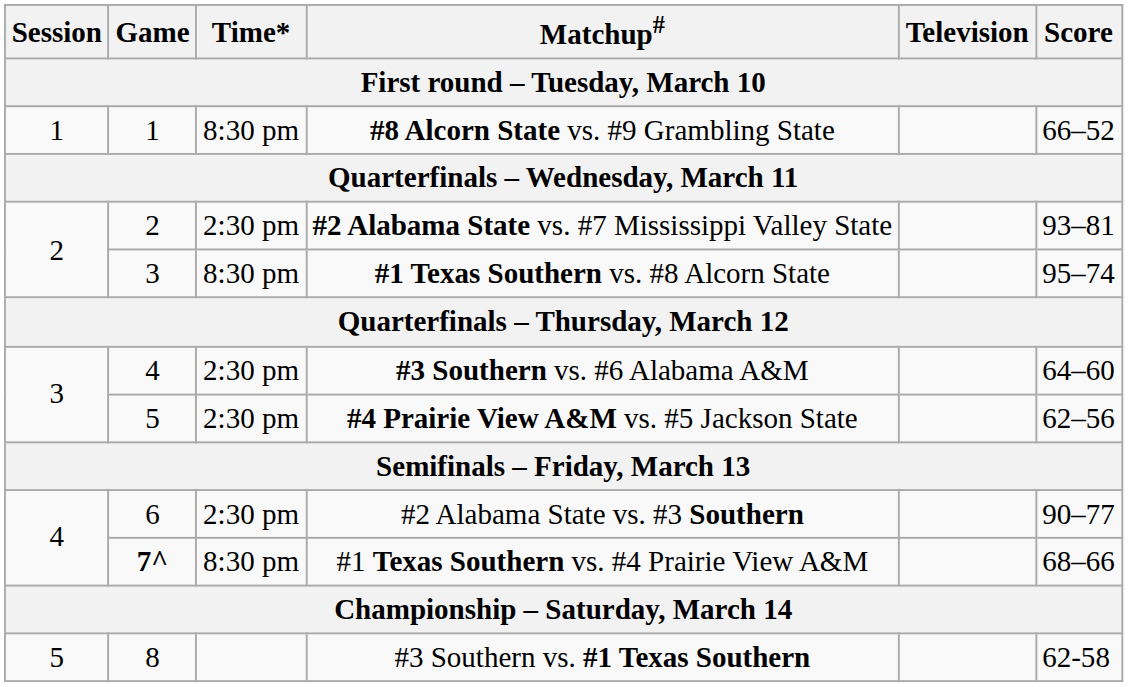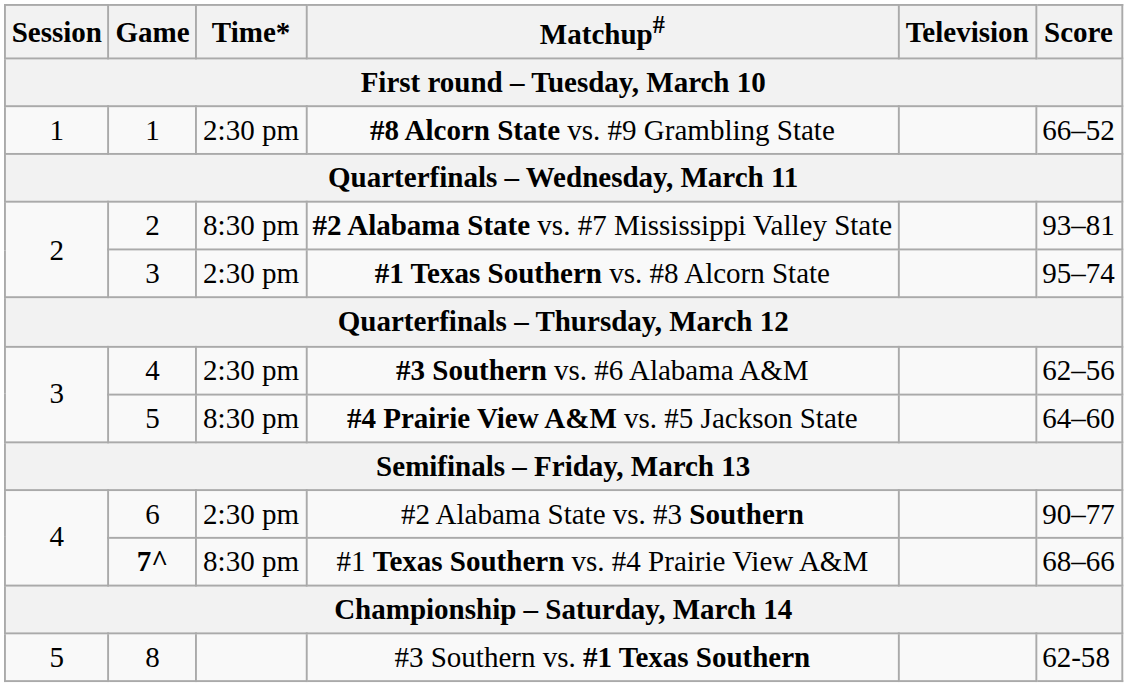(251, 130) 8:30 pm -> (251, 130) 2:30 pm
(251, 225) 2:30 pm -> (251, 225) 8:30 pm
(251, 273) 8:30 pm -> (251, 273) 2:30 pm
(1078, 369) 64–60 -> (1078, 369) 62–56
(251, 417) 2:30 pm -> (251, 417) 8:30 pm
(1078, 417) 62–56 -> (1078, 417) 64–60
